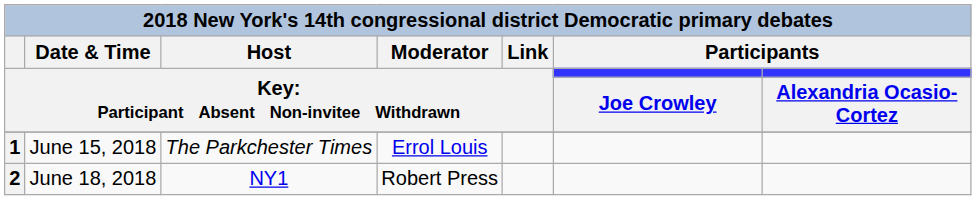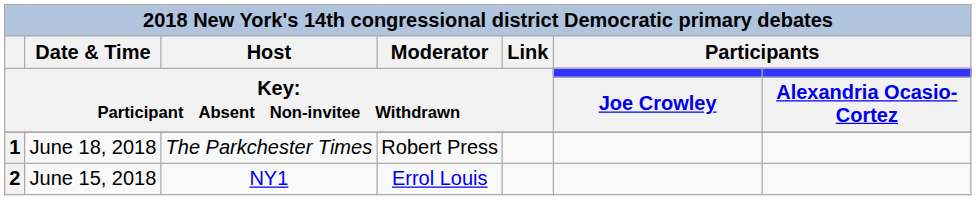(93, 147) June 15, 2018 -> (93, 147) June 18, 2018
(440, 147) Errol Louis -> (440, 147) Robert Press
(93, 178) June 18, 2018 -> (93, 178) June 15, 2018
(440, 178) Robert Press -> (440, 178) Errol Louis
